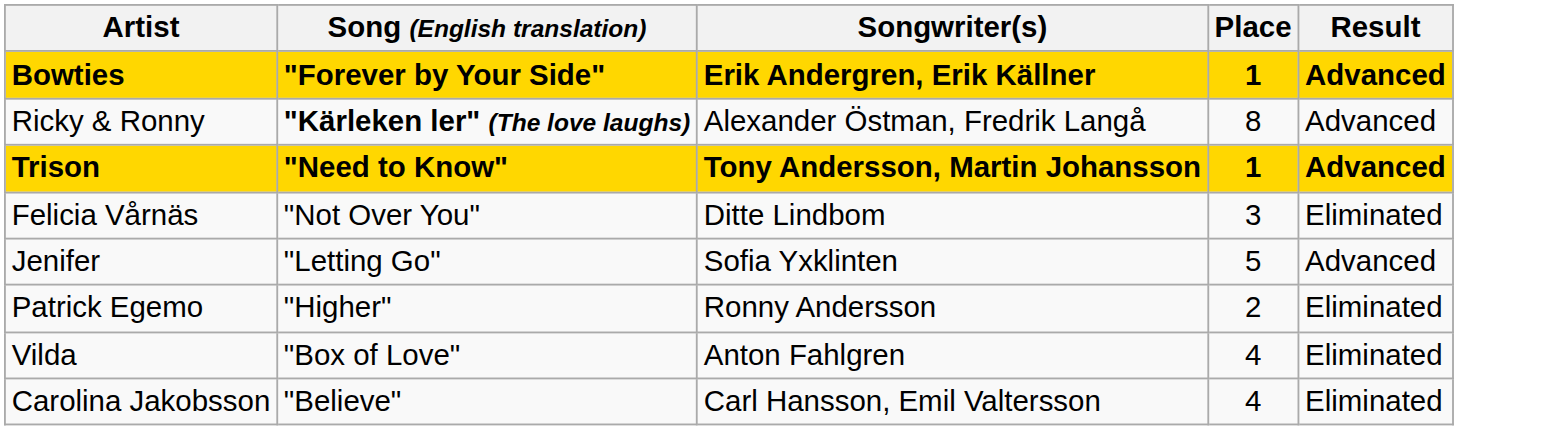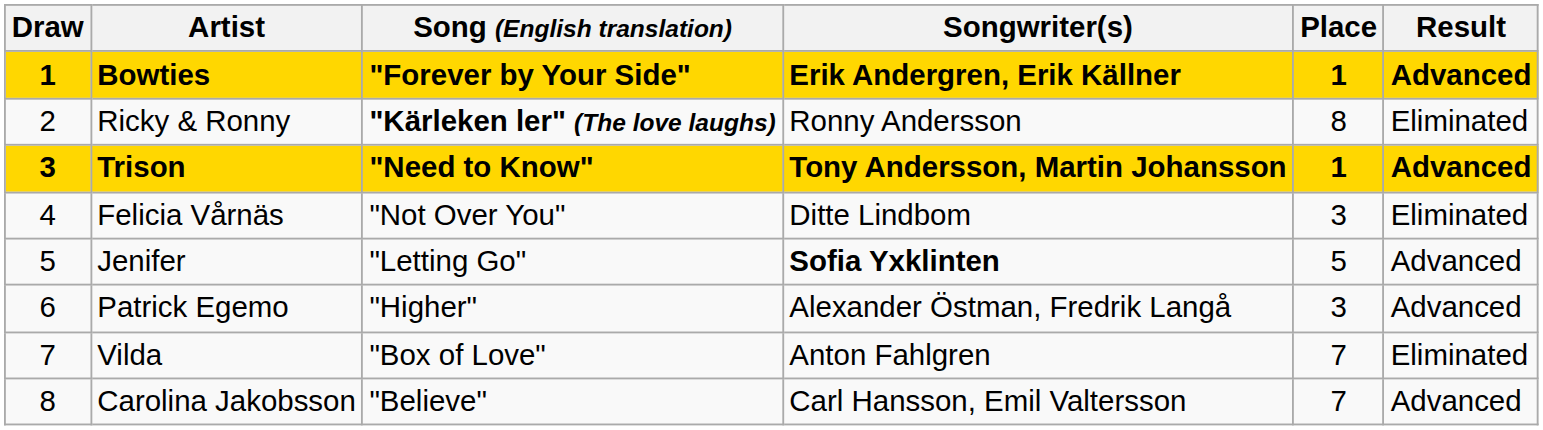+ column: (48, 27)
(925, 121) Alexander Östman, Fredrik Langå -> (906, 121) Ronny Andersson
(1371, 121) Advanced -> (1459, 121) Eliminated
(801, 261) normal -> (895, 261) bold
(820, 307) Ronny Andersson -> (1010, 307) Alexander Östman, Fredrik Langå
(1253, 307) 2 -> (1339, 307) 3
(1374, 307) Eliminated -> (1456, 307) Advanced
(1253, 354) 4 -> (1339, 354) 7
(1253, 401) 4 -> (1339, 401) 7
(1374, 401) Eliminated -> (1456, 401) Advanced
